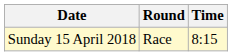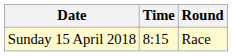columns swapped: (208, 16) <-> (164, 16)
